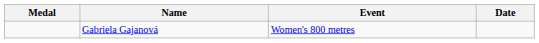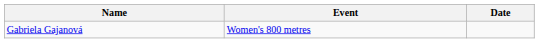- column: (42, 13)
